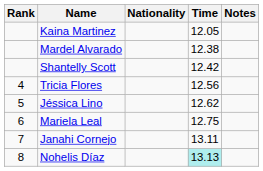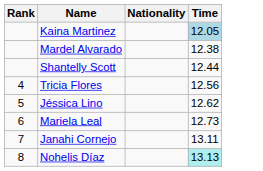- column: (240, 13)
(205, 31) no background -> (205, 31) lightblue background
(205, 67) 12.42 -> (205, 67) 12.44
(205, 121) 12.75 -> (205, 121) 12.73
